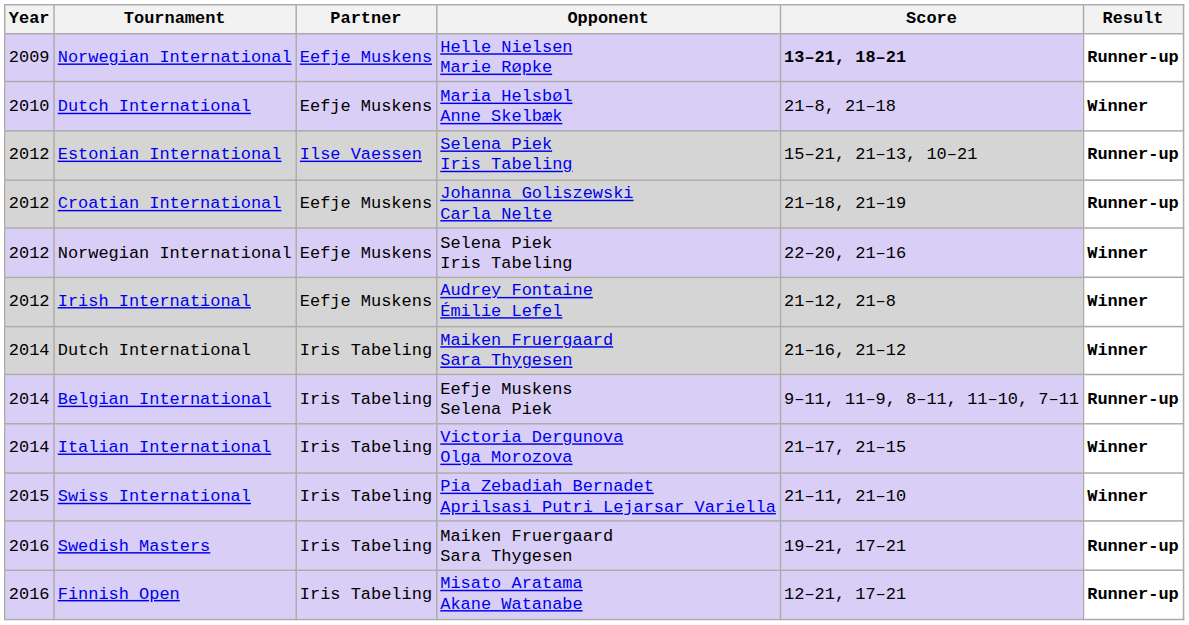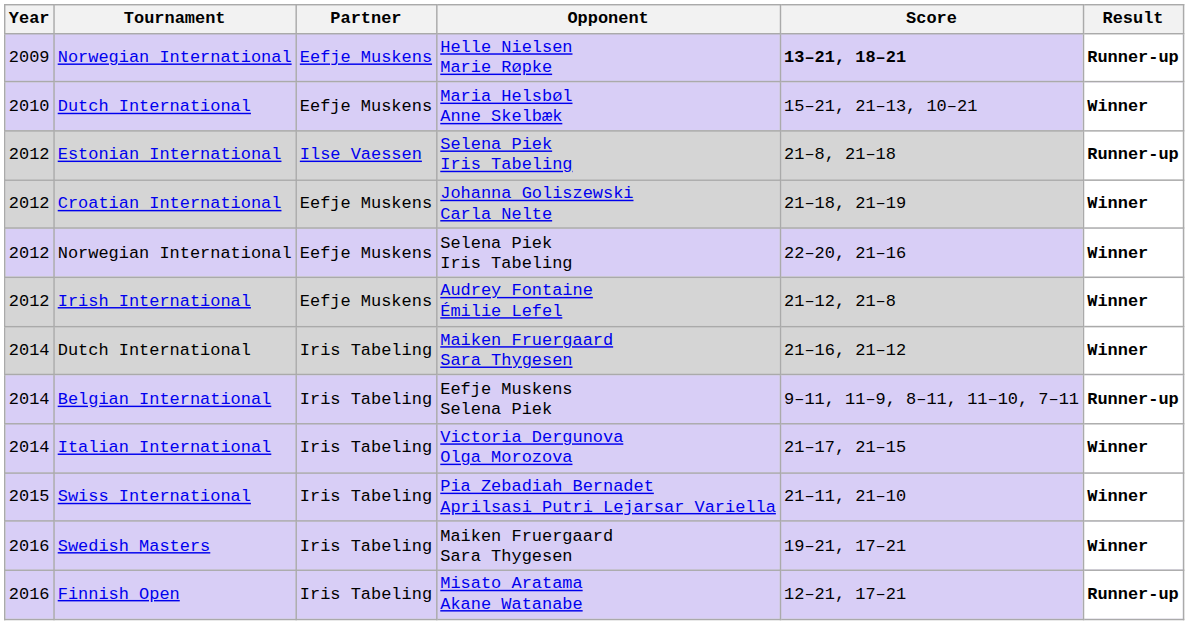(840, 106) 21–8, 21–18 -> (881, 106) 15–21, 21–13, 10–21
(881, 155) 15–21, 21–13, 10–21 -> (840, 155) 21–8, 21–18
(1133, 204) Runner-up -> (1118, 204) Winner
(1133, 545) Runner-up -> (1118, 545) Winner
